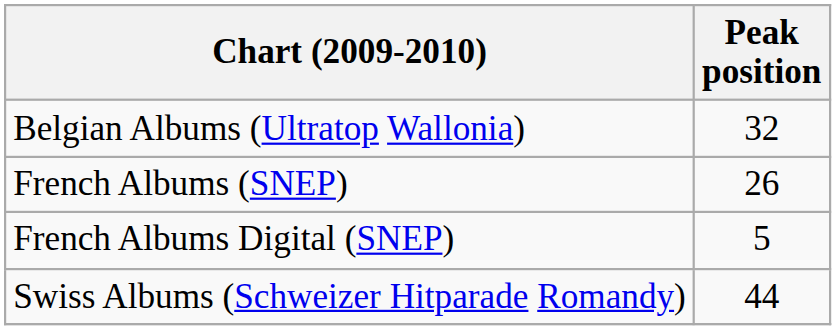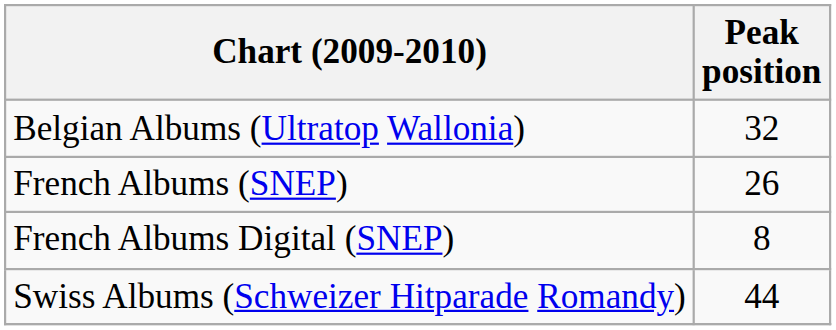(762, 239) 5 -> (762, 239) 8
